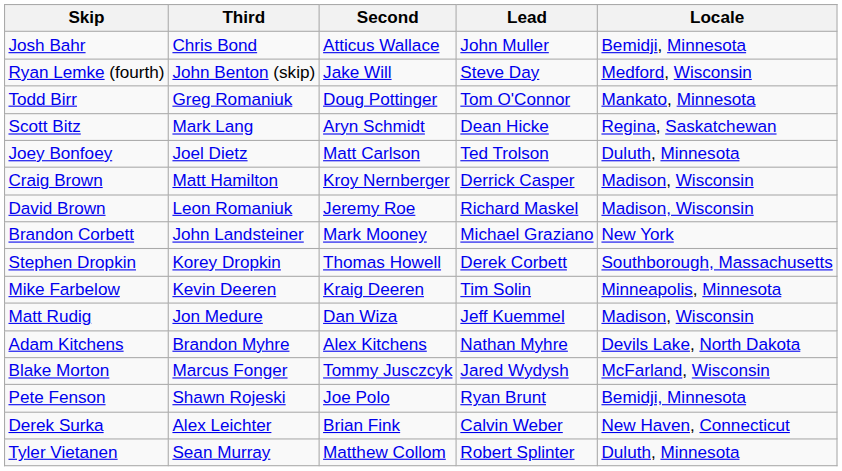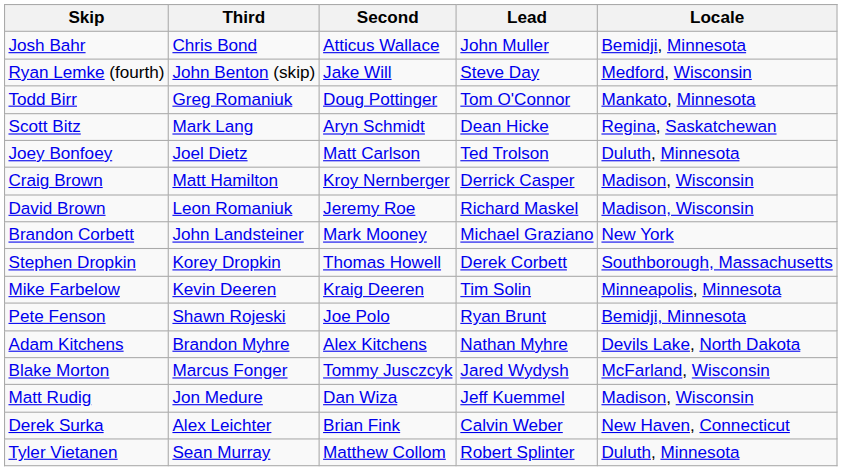rows swapped: (57, 398) <-> (50, 316)
